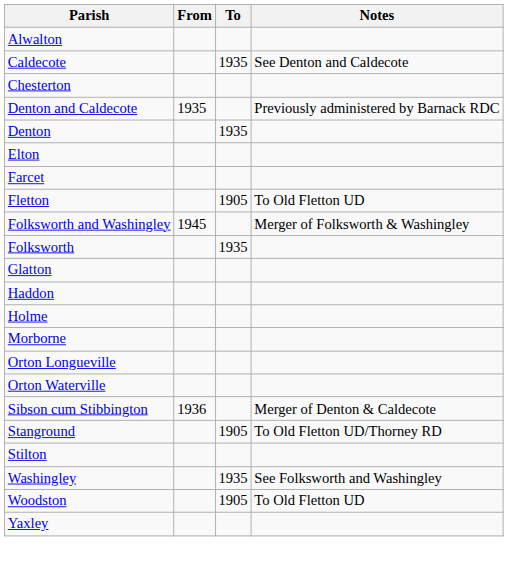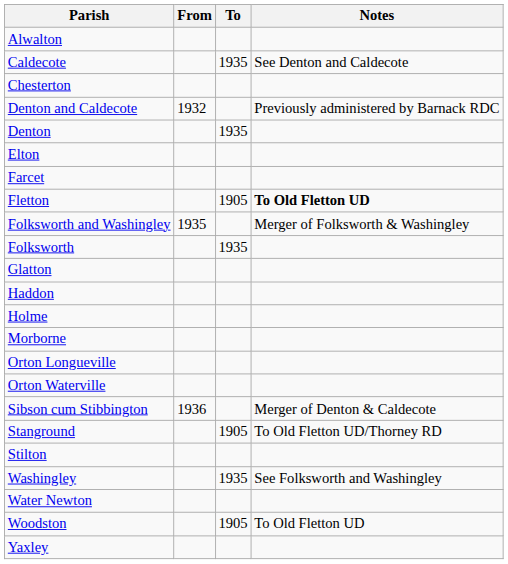(192, 108) 1935 -> (192, 108) 1932
(309, 200) normal -> (312, 200) bold
(192, 223) 1945 -> (192, 223) 1935
+ row: (50, 500)
